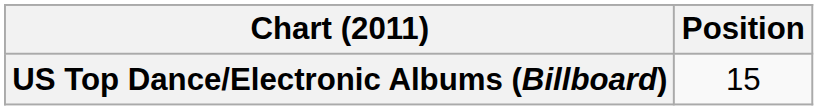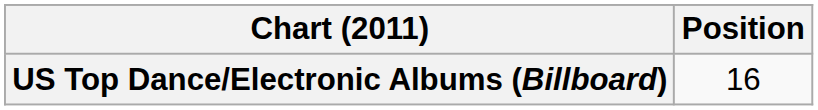(743, 78) 15 -> (743, 78) 16
